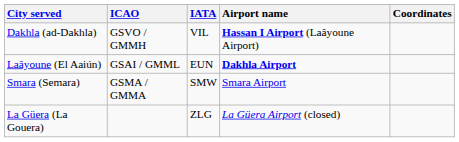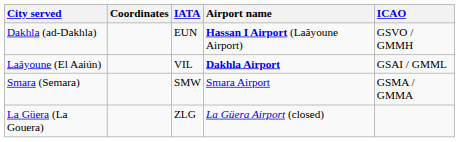columns swapped: (125, 13) <-> (422, 13)
(199, 32) VIL -> (185, 32) EUN
(201, 64) EUN -> (183, 64) VIL
